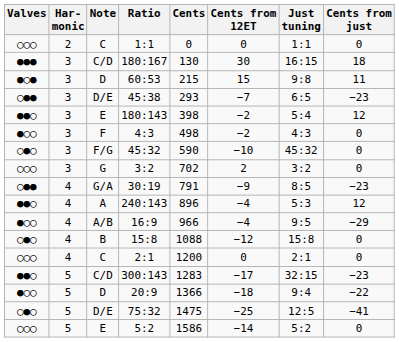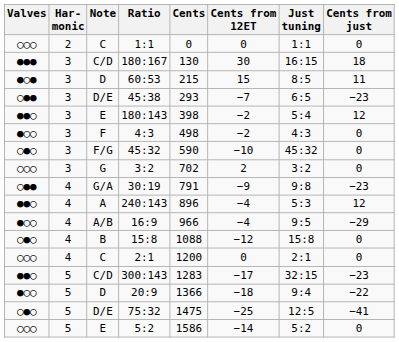(301, 79) 9:8 -> (301, 79) 8:5
(301, 186) 8:5 -> (301, 186) 9:8
